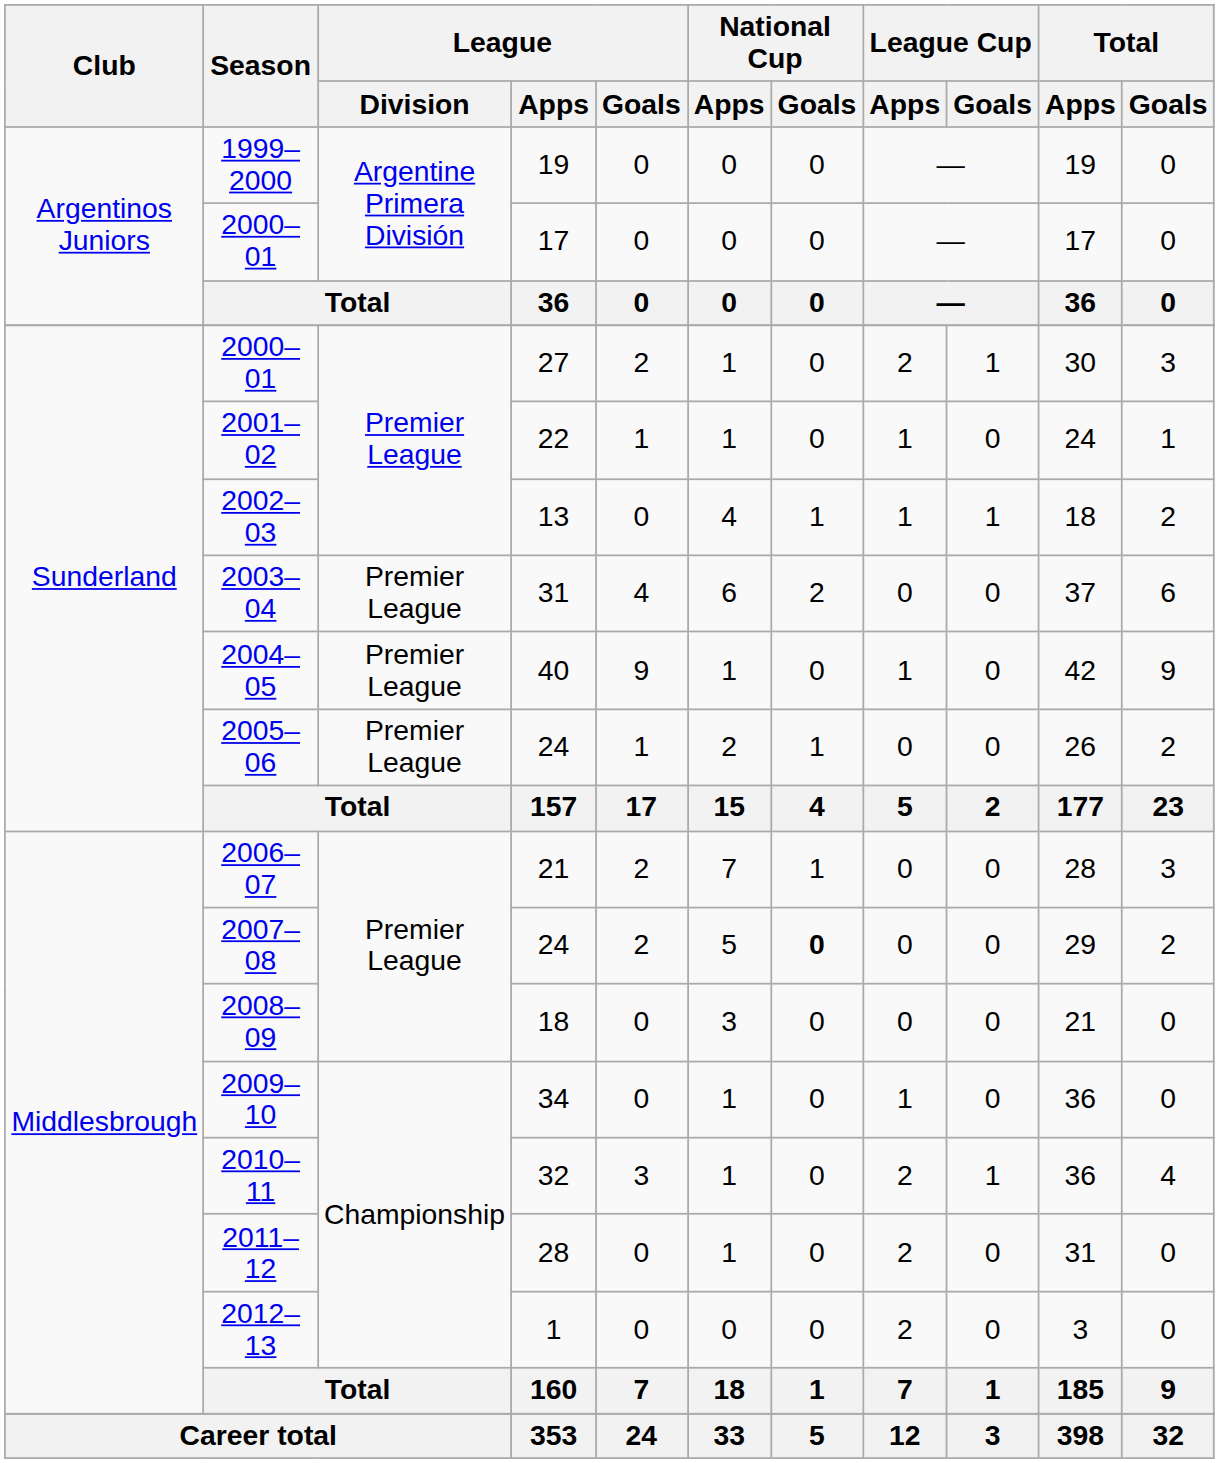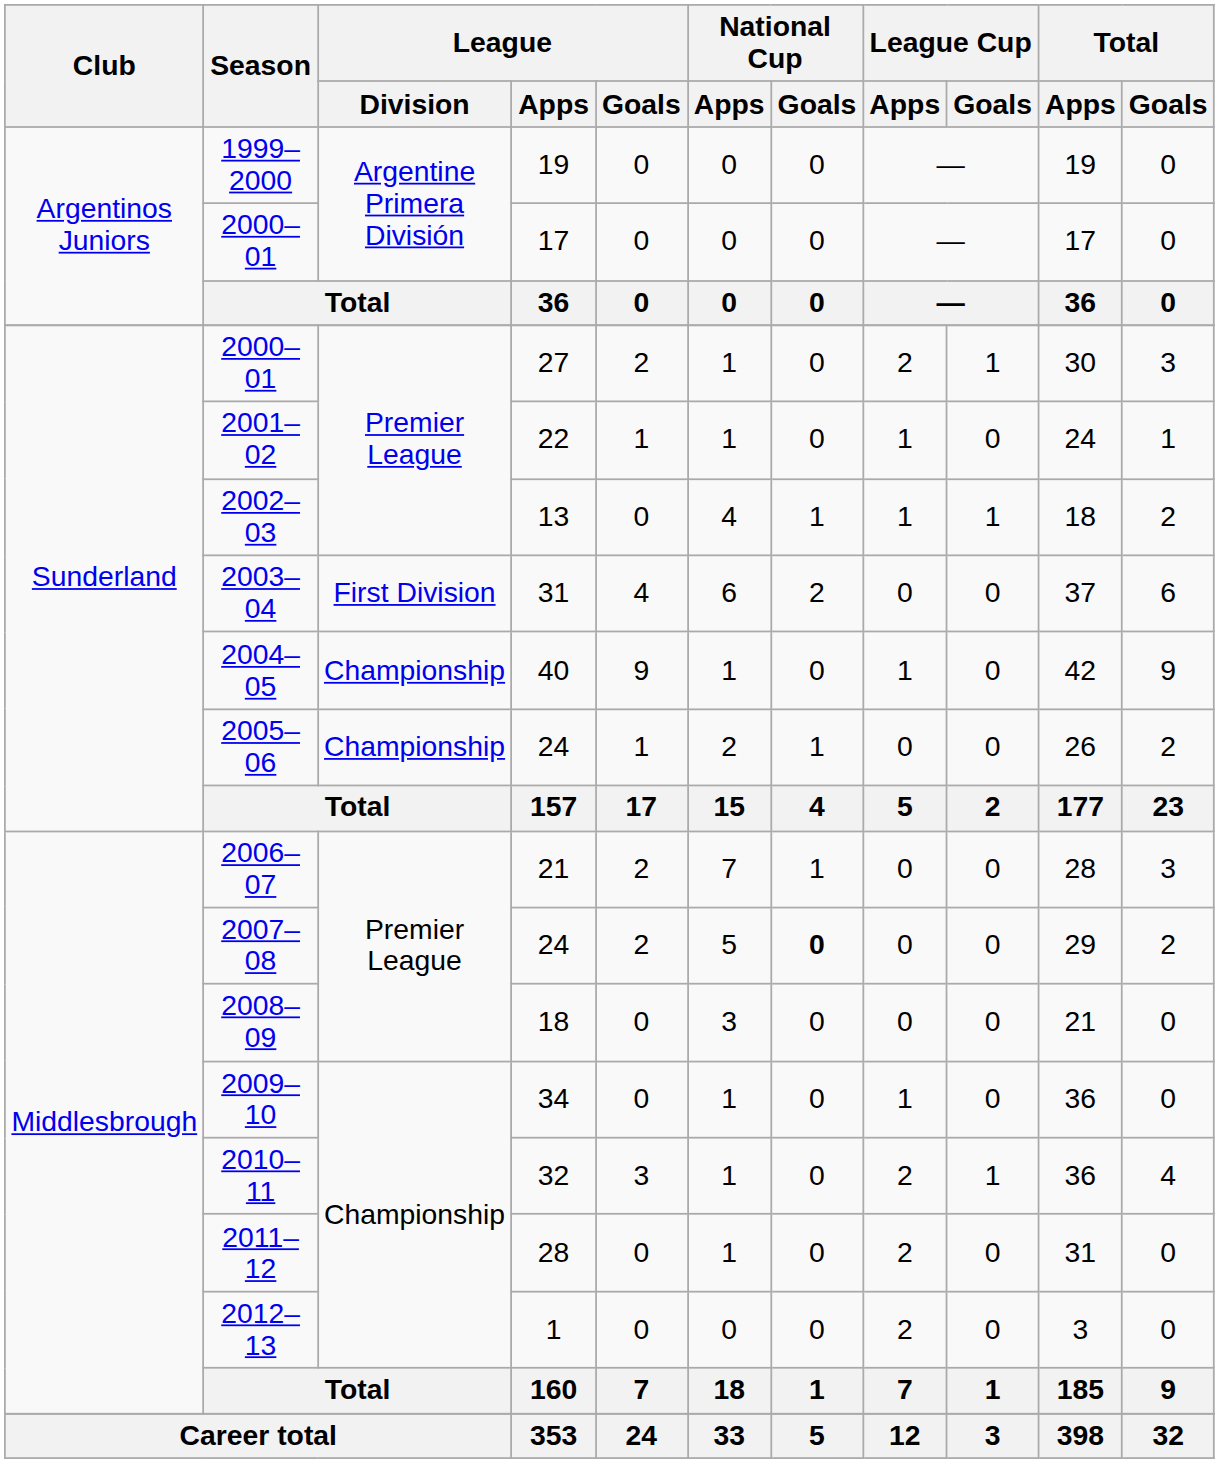(415, 593) Premier League -> (415, 593) First Division
(415, 670) Premier League -> (415, 670) Championship
(415, 746) Premier League -> (415, 746) Championship
